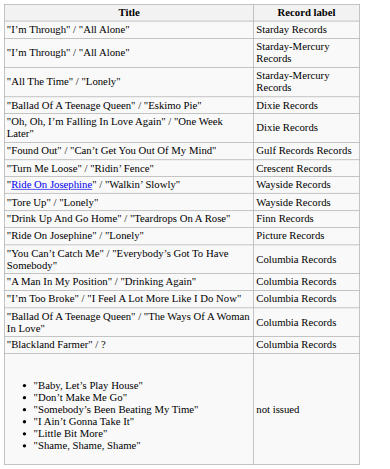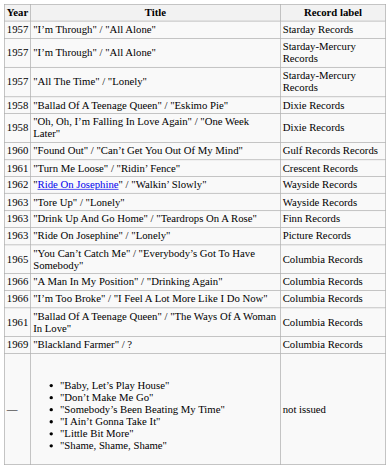+ column: (18, 13)
